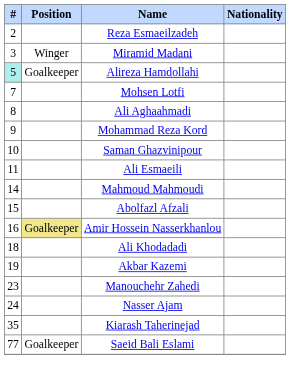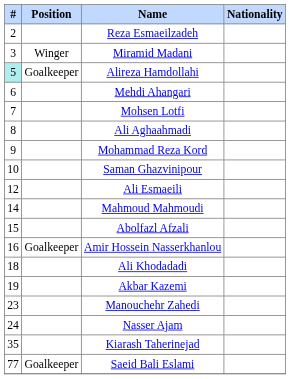+ row: (153, 91)
(13, 169) 11 -> (13, 189) 12
(51, 228) khaki background -> (51, 247) no background
